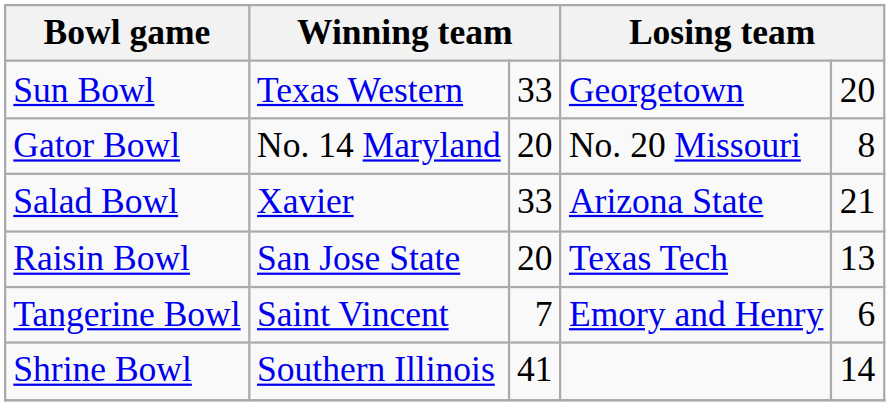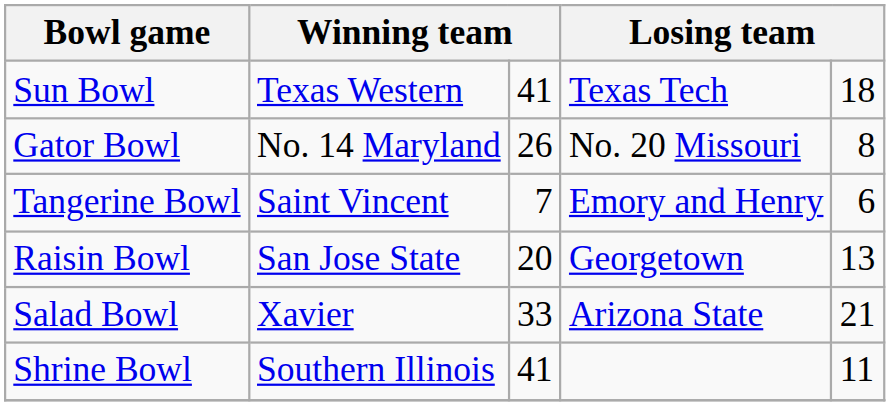(535, 88) 33 -> (535, 88) 41
(656, 88) Georgetown -> (648, 88) Texas Tech
(858, 88) 20 -> (858, 88) 18
(535, 145) 20 -> (535, 145) 26
rows swapped: (127, 314) <-> (96, 201)
(648, 257) Texas Tech -> (656, 257) Georgetown
(858, 370) 14 -> (857, 370) 11
